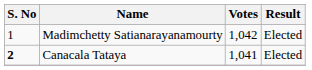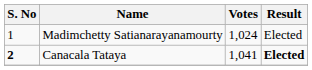(243, 34) 1,042 -> (243, 34) 1,024
(283, 55) normal -> (284, 55) bold
